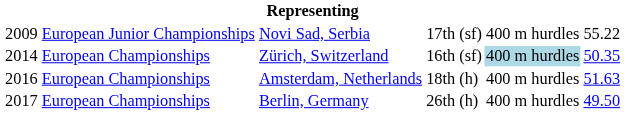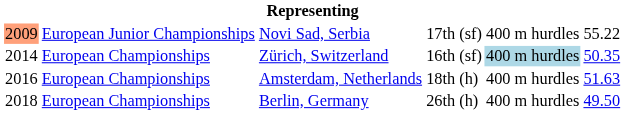(21, 33) no background -> (21, 33) lightsalmon background
(21, 100) 2017 -> (21, 100) 2018
